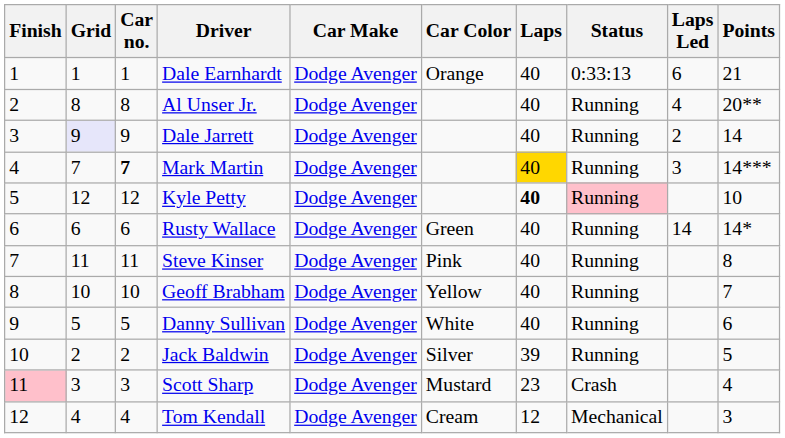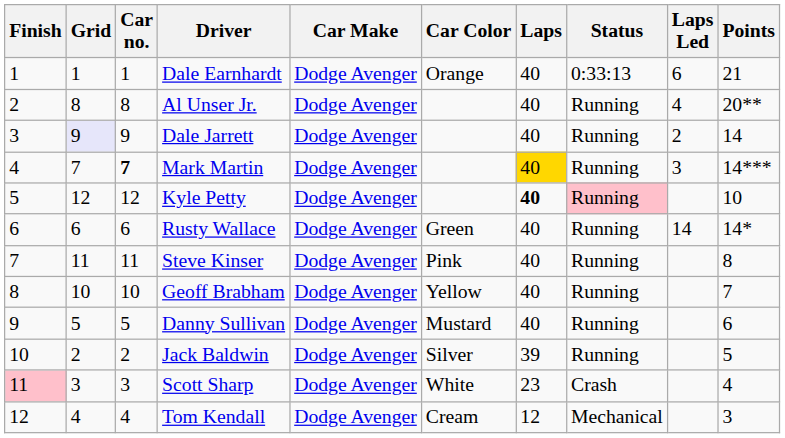(469, 323) White -> (469, 323) Mustard
(469, 386) Mustard -> (469, 386) White
